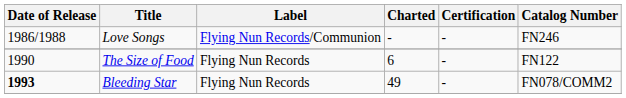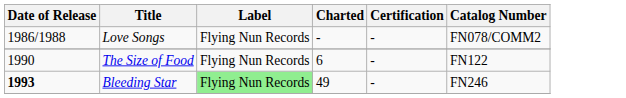(290, 38) Flying Nun Records/Communion -> (255, 38) Flying Nun Records
(540, 38) FN246 -> (496, 38) FN078/COMM2
(255, 82) no background -> (255, 82) lightgreen background
(567, 82) FN078/COMM2 -> (469, 82) FN246
